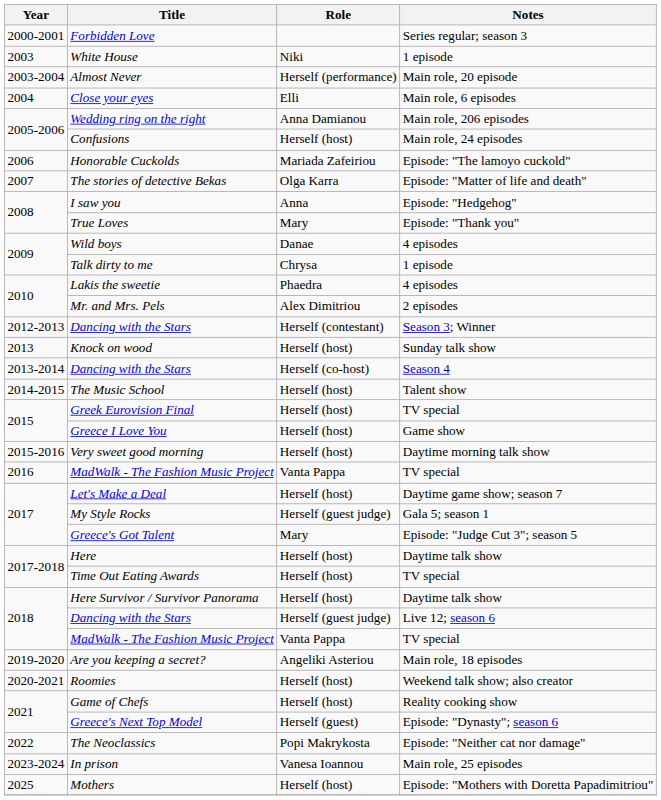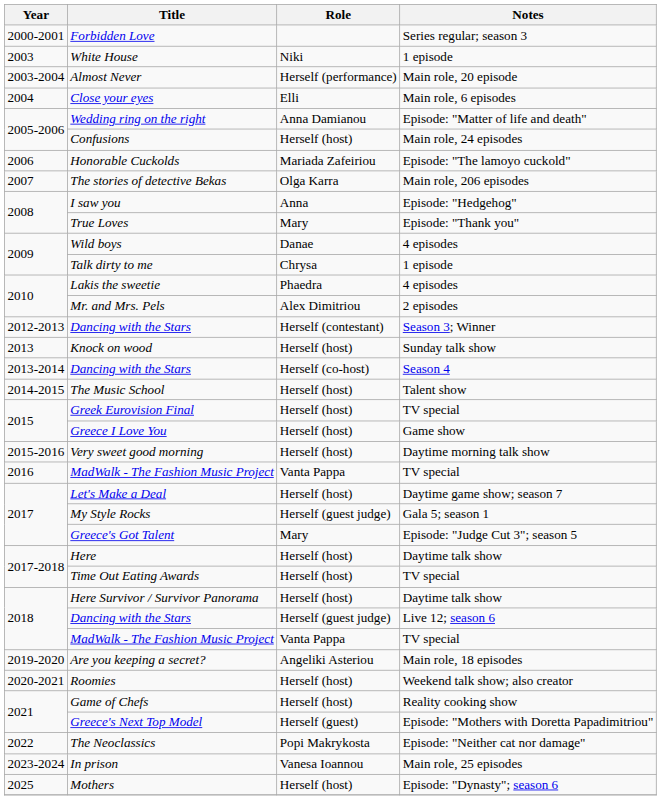(466, 118) Main role, 206 episodes -> (495, 118) Episode: "Matter of life and death"
(495, 181) Episode: "Matter of life and death" -> (466, 181) Main role, 206 episodes
(480, 722) Episode: "Dynasty"; season 6 -> (528, 722) Episode: "Mothers with Doretta Papadimitriou"
(528, 784) Episode: "Mothers with Doretta Papadimitriou" -> (480, 784) Episode: "Dynasty"; season 6
